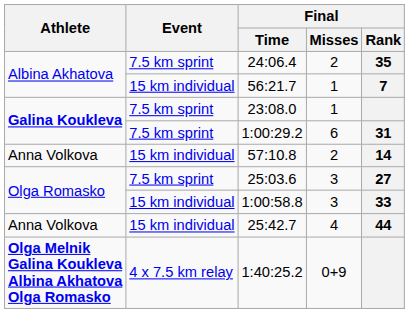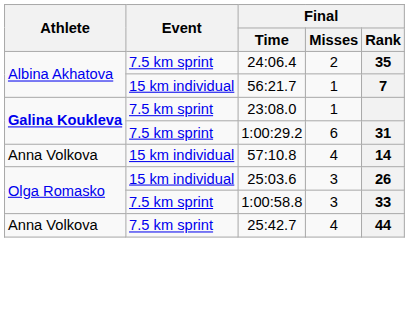(334, 156) 2 -> (334, 156) 4
(171, 179) 7.5 km sprint -> (182, 179) 15 km individual
(383, 179) 27 -> (383, 179) 26
(182, 202) 15 km individual -> (171, 202) 7.5 km sprint
(182, 225) 15 km individual -> (171, 225) 7.5 km sprint
- row: (272, 273)
